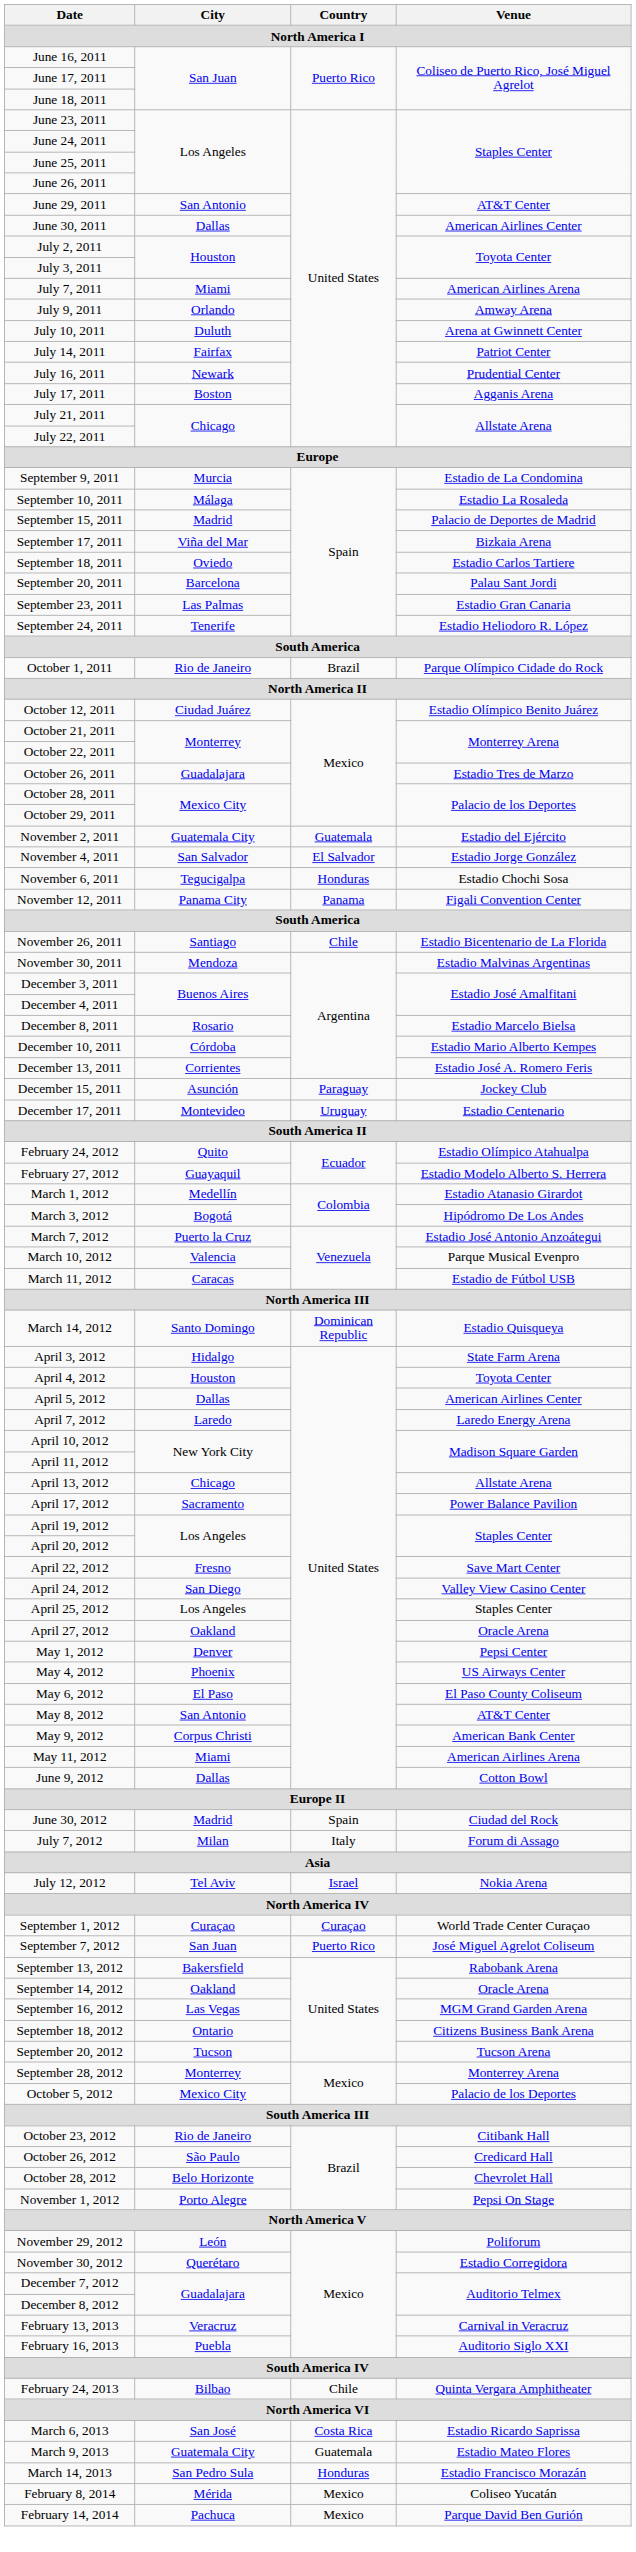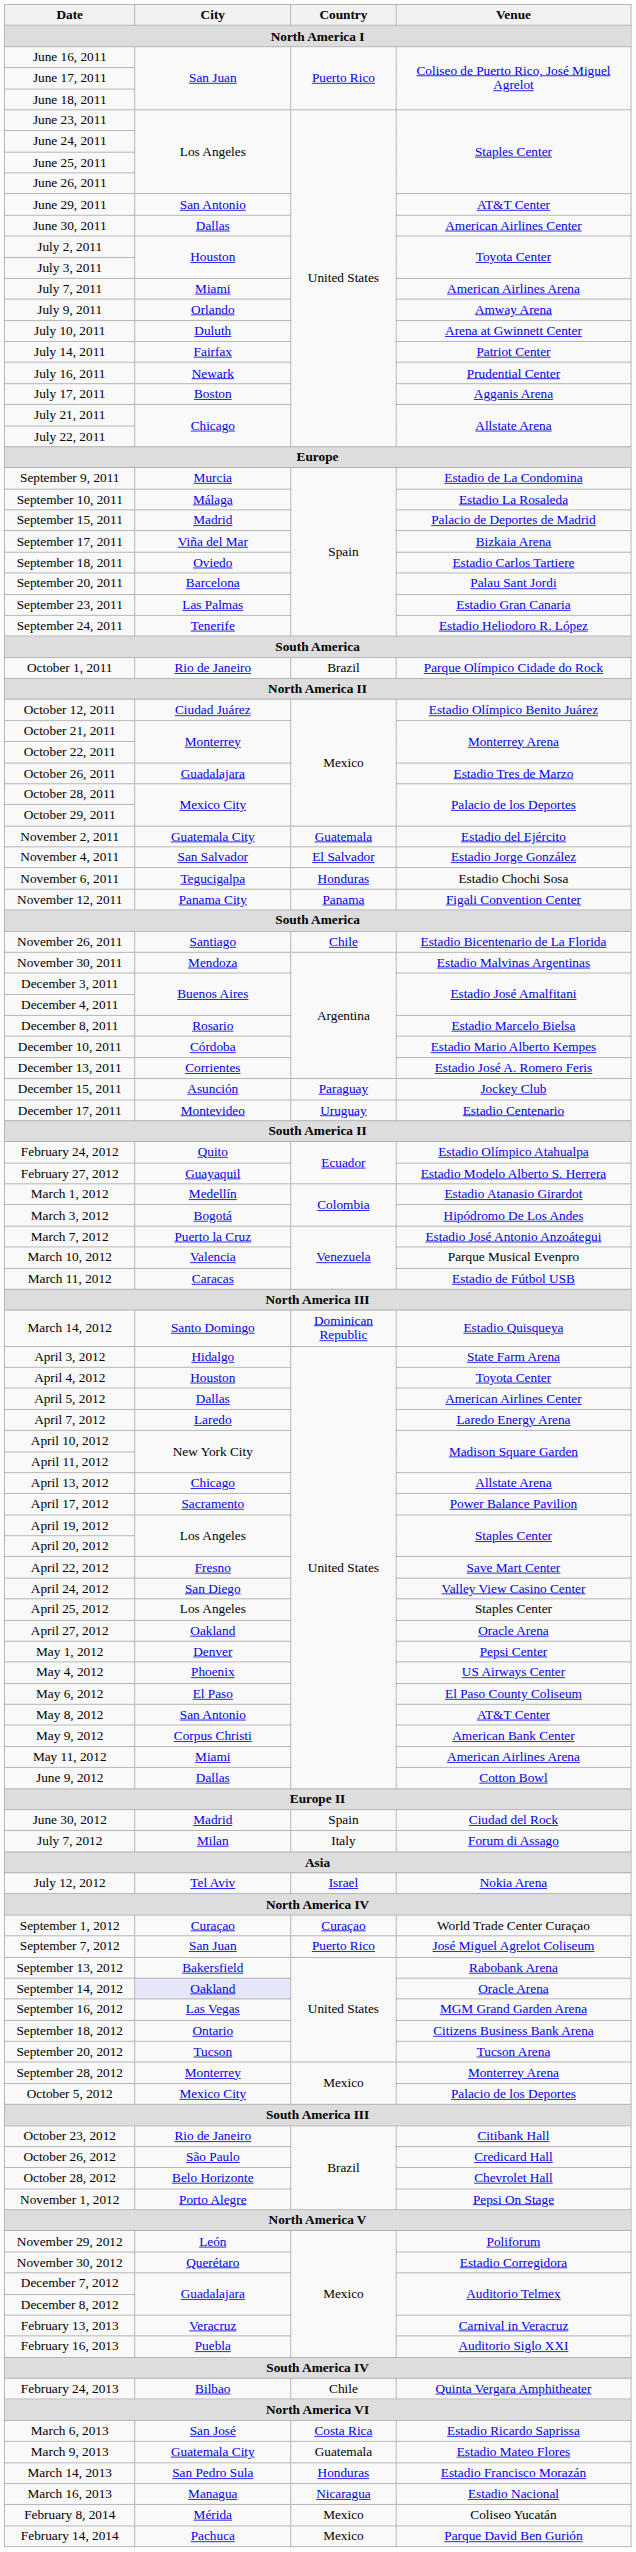(213, 1988) no background -> (213, 1988) lavender background
+ row: (70, 2494)
